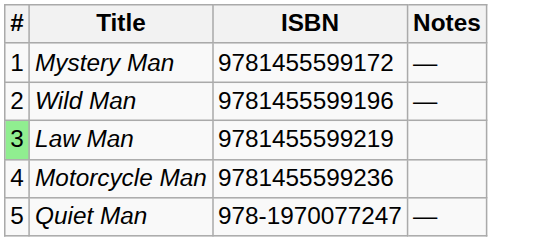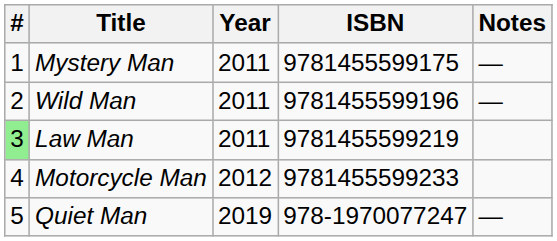+ column: (245, 23)
(306, 62) 9781455599172 -> (371, 62) 9781455599175
(306, 178) 9781455599236 -> (371, 178) 9781455599233
